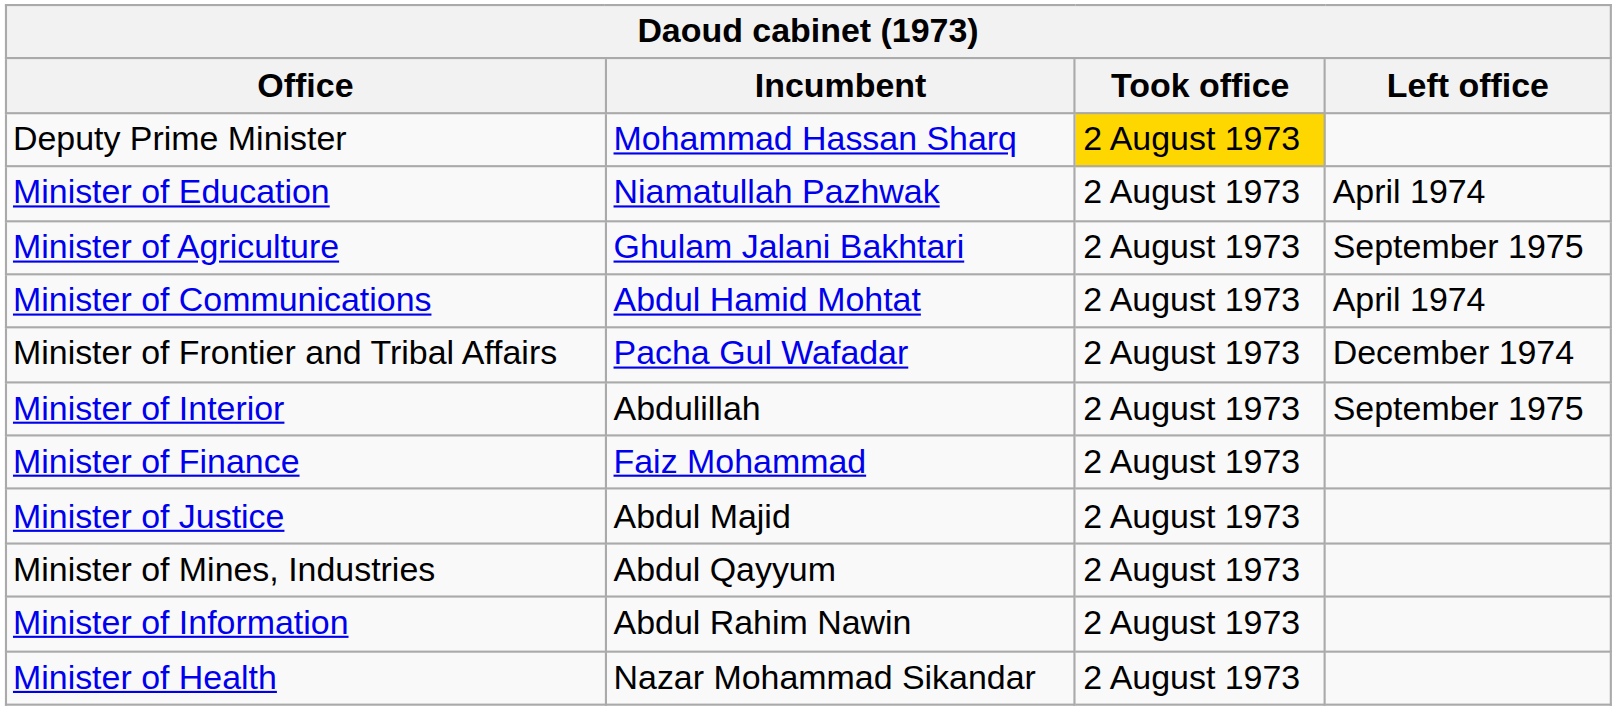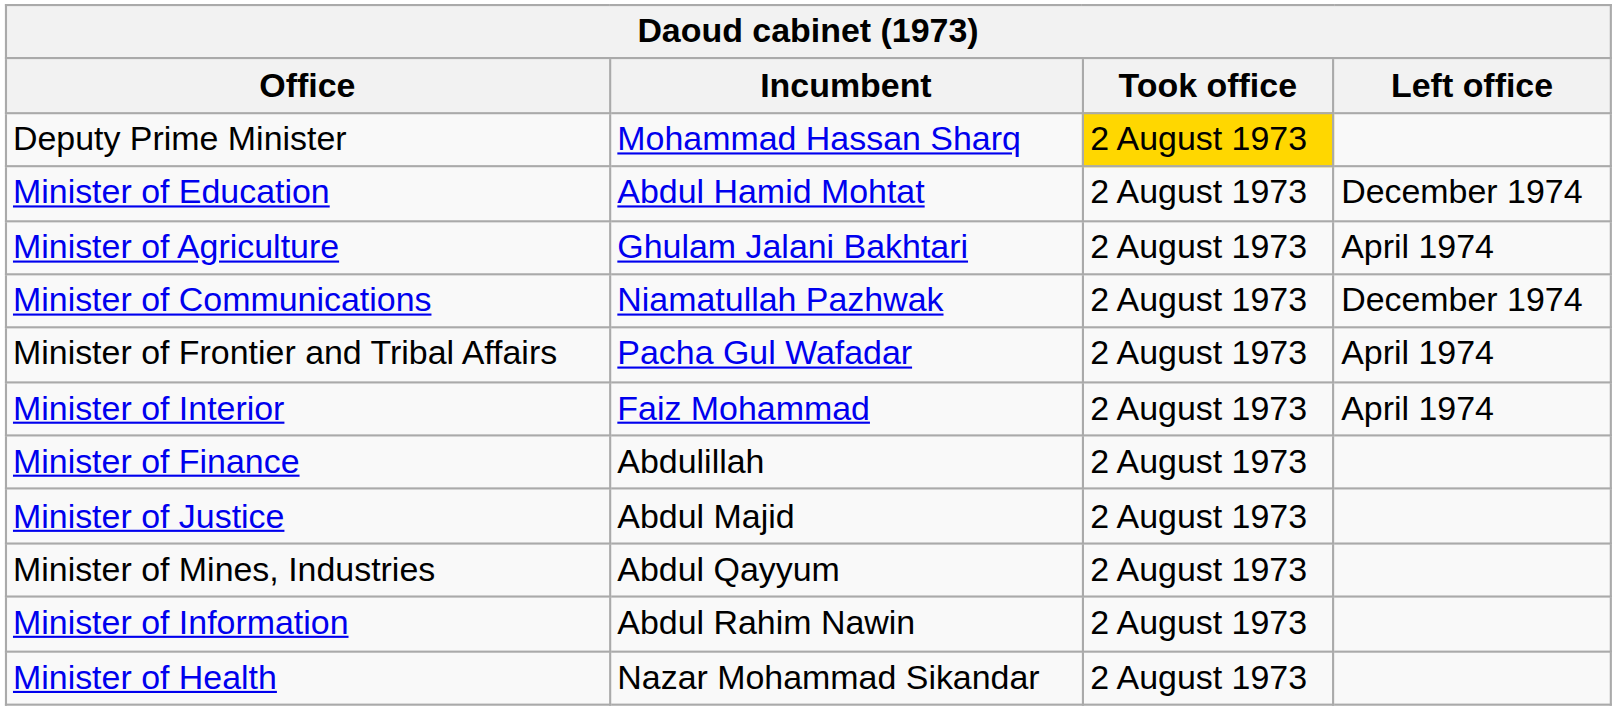(777, 192) Niamatullah Pazhwak -> (771, 192) Abdul Hamid Mohtat
(1409, 192) April 1974 -> (1462, 192) December 1974
(1458, 246) September 1975 -> (1418, 246) April 1974
(767, 300) Abdul Hamid Mohtat -> (780, 300) Niamatullah Pazhwak
(1409, 300) April 1974 -> (1462, 300) December 1974
(1453, 354) December 1974 -> (1418, 354) April 1974
(687, 407) Abdulillah -> (744, 407) Faiz Mohammad
(1458, 407) September 1975 -> (1418, 407) April 1974
(740, 461) Faiz Mohammad -> (691, 461) Abdulillah
